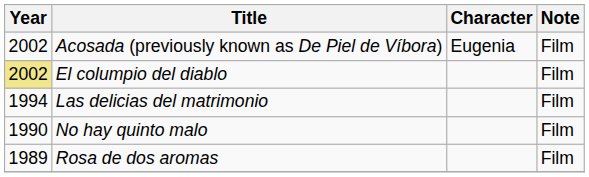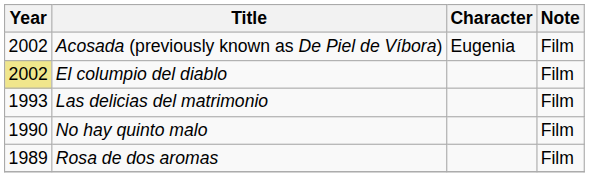(28, 102) 1994 -> (28, 102) 1993
